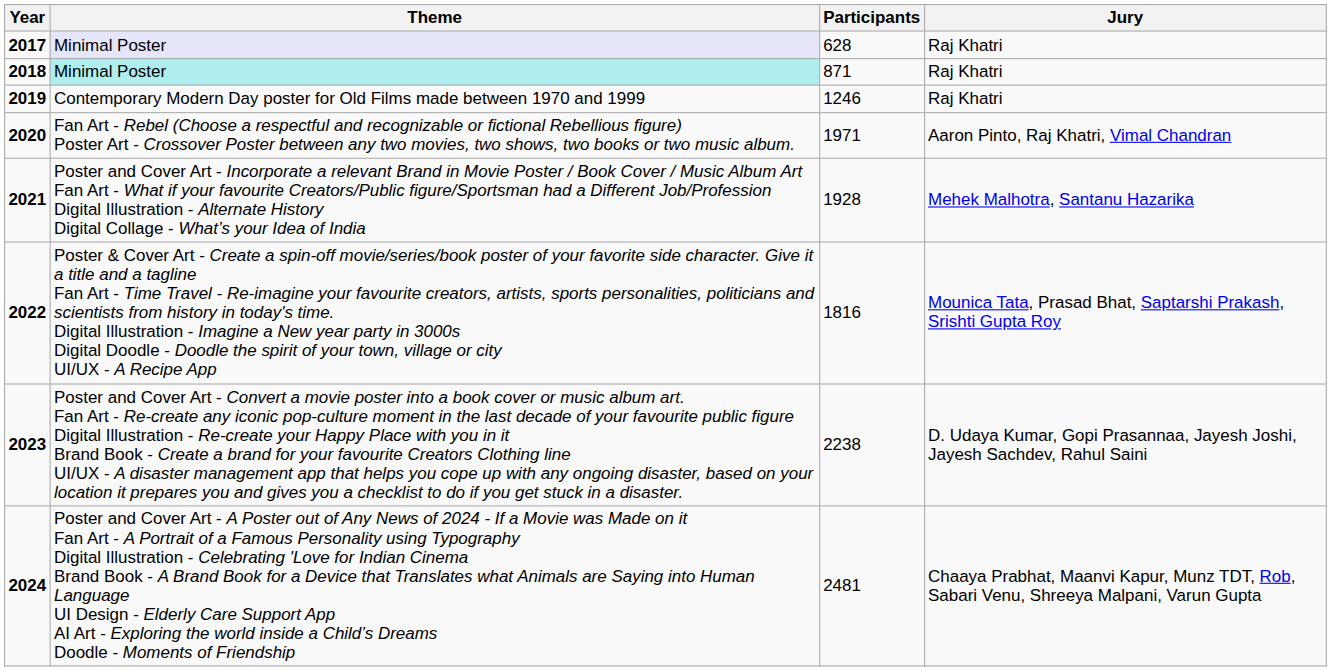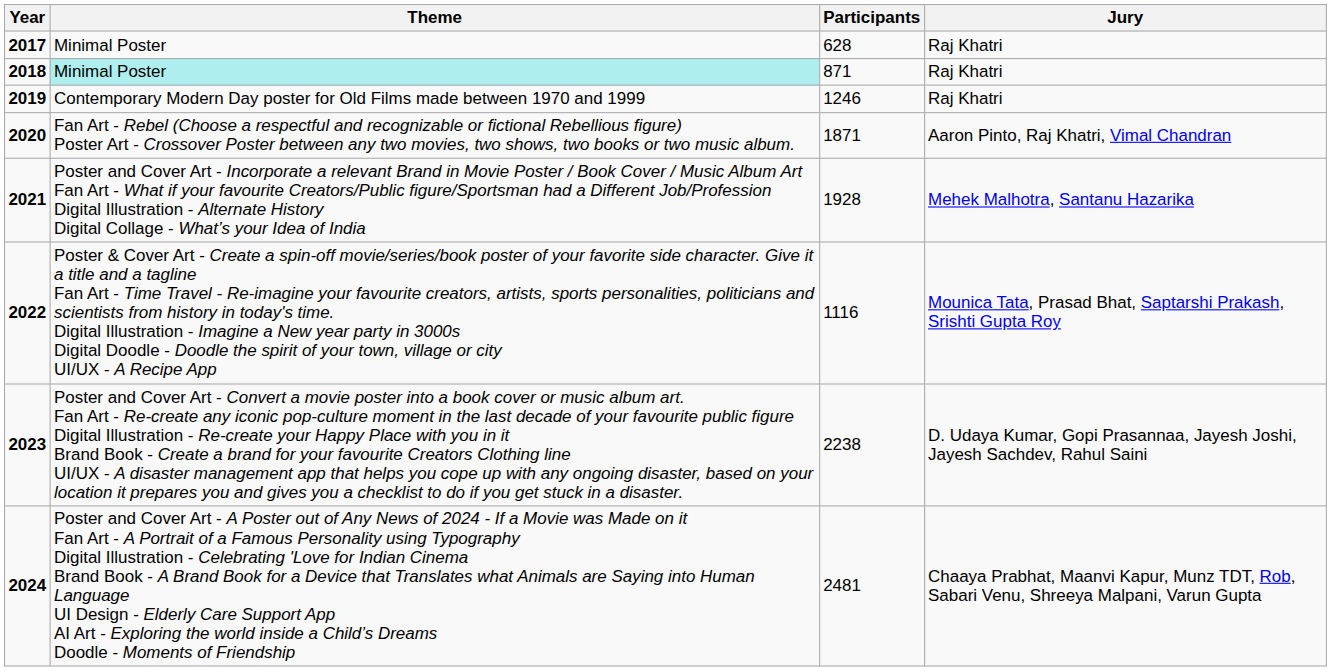(110, 44) lavender background -> (110, 44) no background
(842, 135) 1971 -> (842, 135) 1871
(842, 312) 1816 -> (841, 312) 1116
